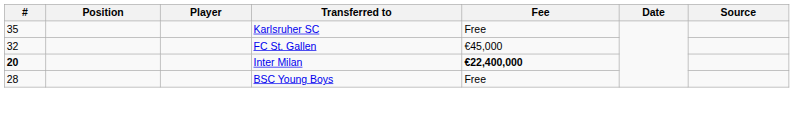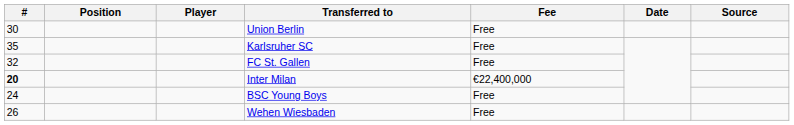+ row: (276, 29)
(483, 46) €45,000 -> (484, 63) Free
(494, 63) bold -> (502, 79) normal
(13, 79) 28 -> (13, 96) 24
+ row: (291, 112)
